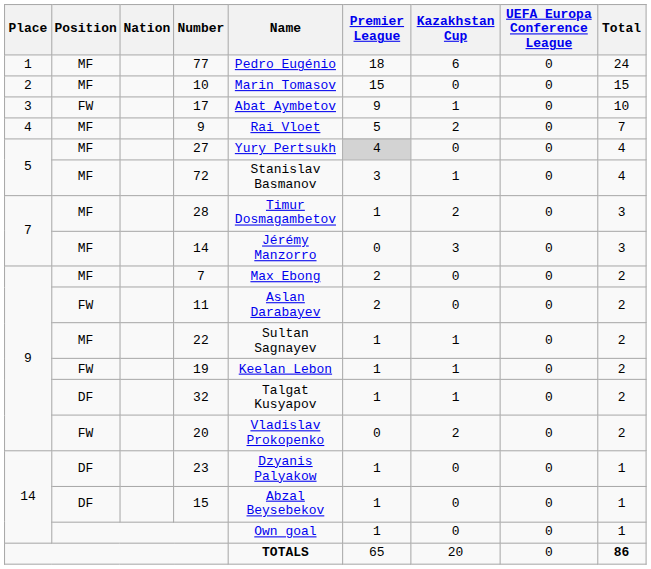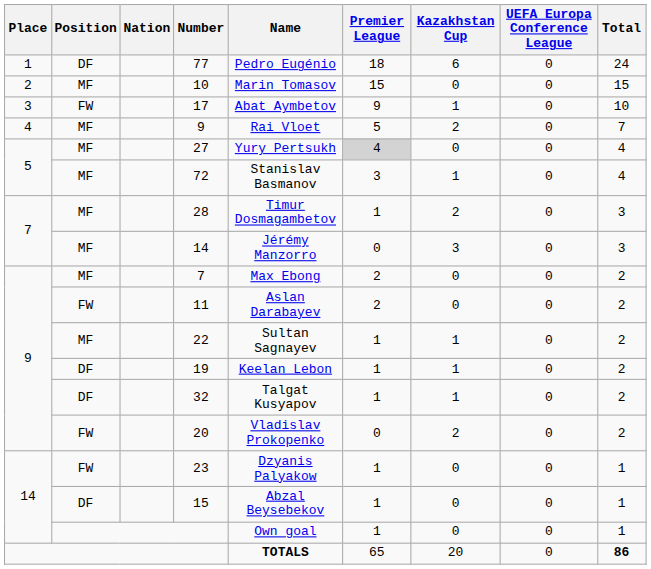(86, 66) MF -> (86, 66) DF
(86, 369) FW -> (86, 369) DF
(86, 469) DF -> (86, 469) FW
